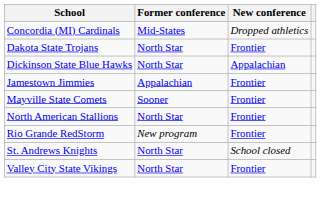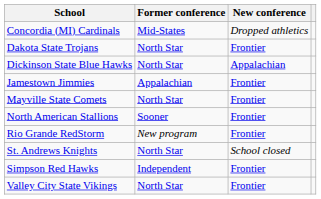(153, 99) Sooner -> (160, 99) North Star
(160, 116) North Star -> (153, 116) Sooner
+ row: (52, 168)
